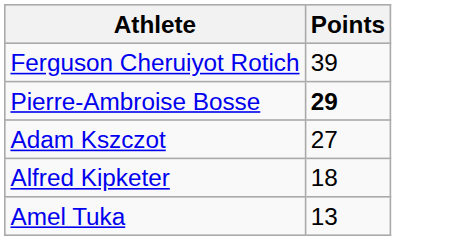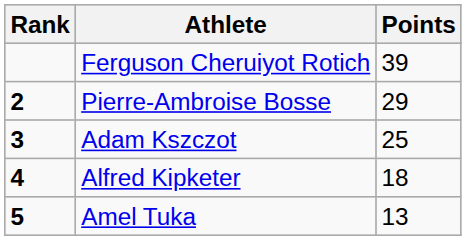+ column: (40, 24)
(324, 101) bold -> (395, 101) normal
(324, 140) 27 -> (395, 140) 25
